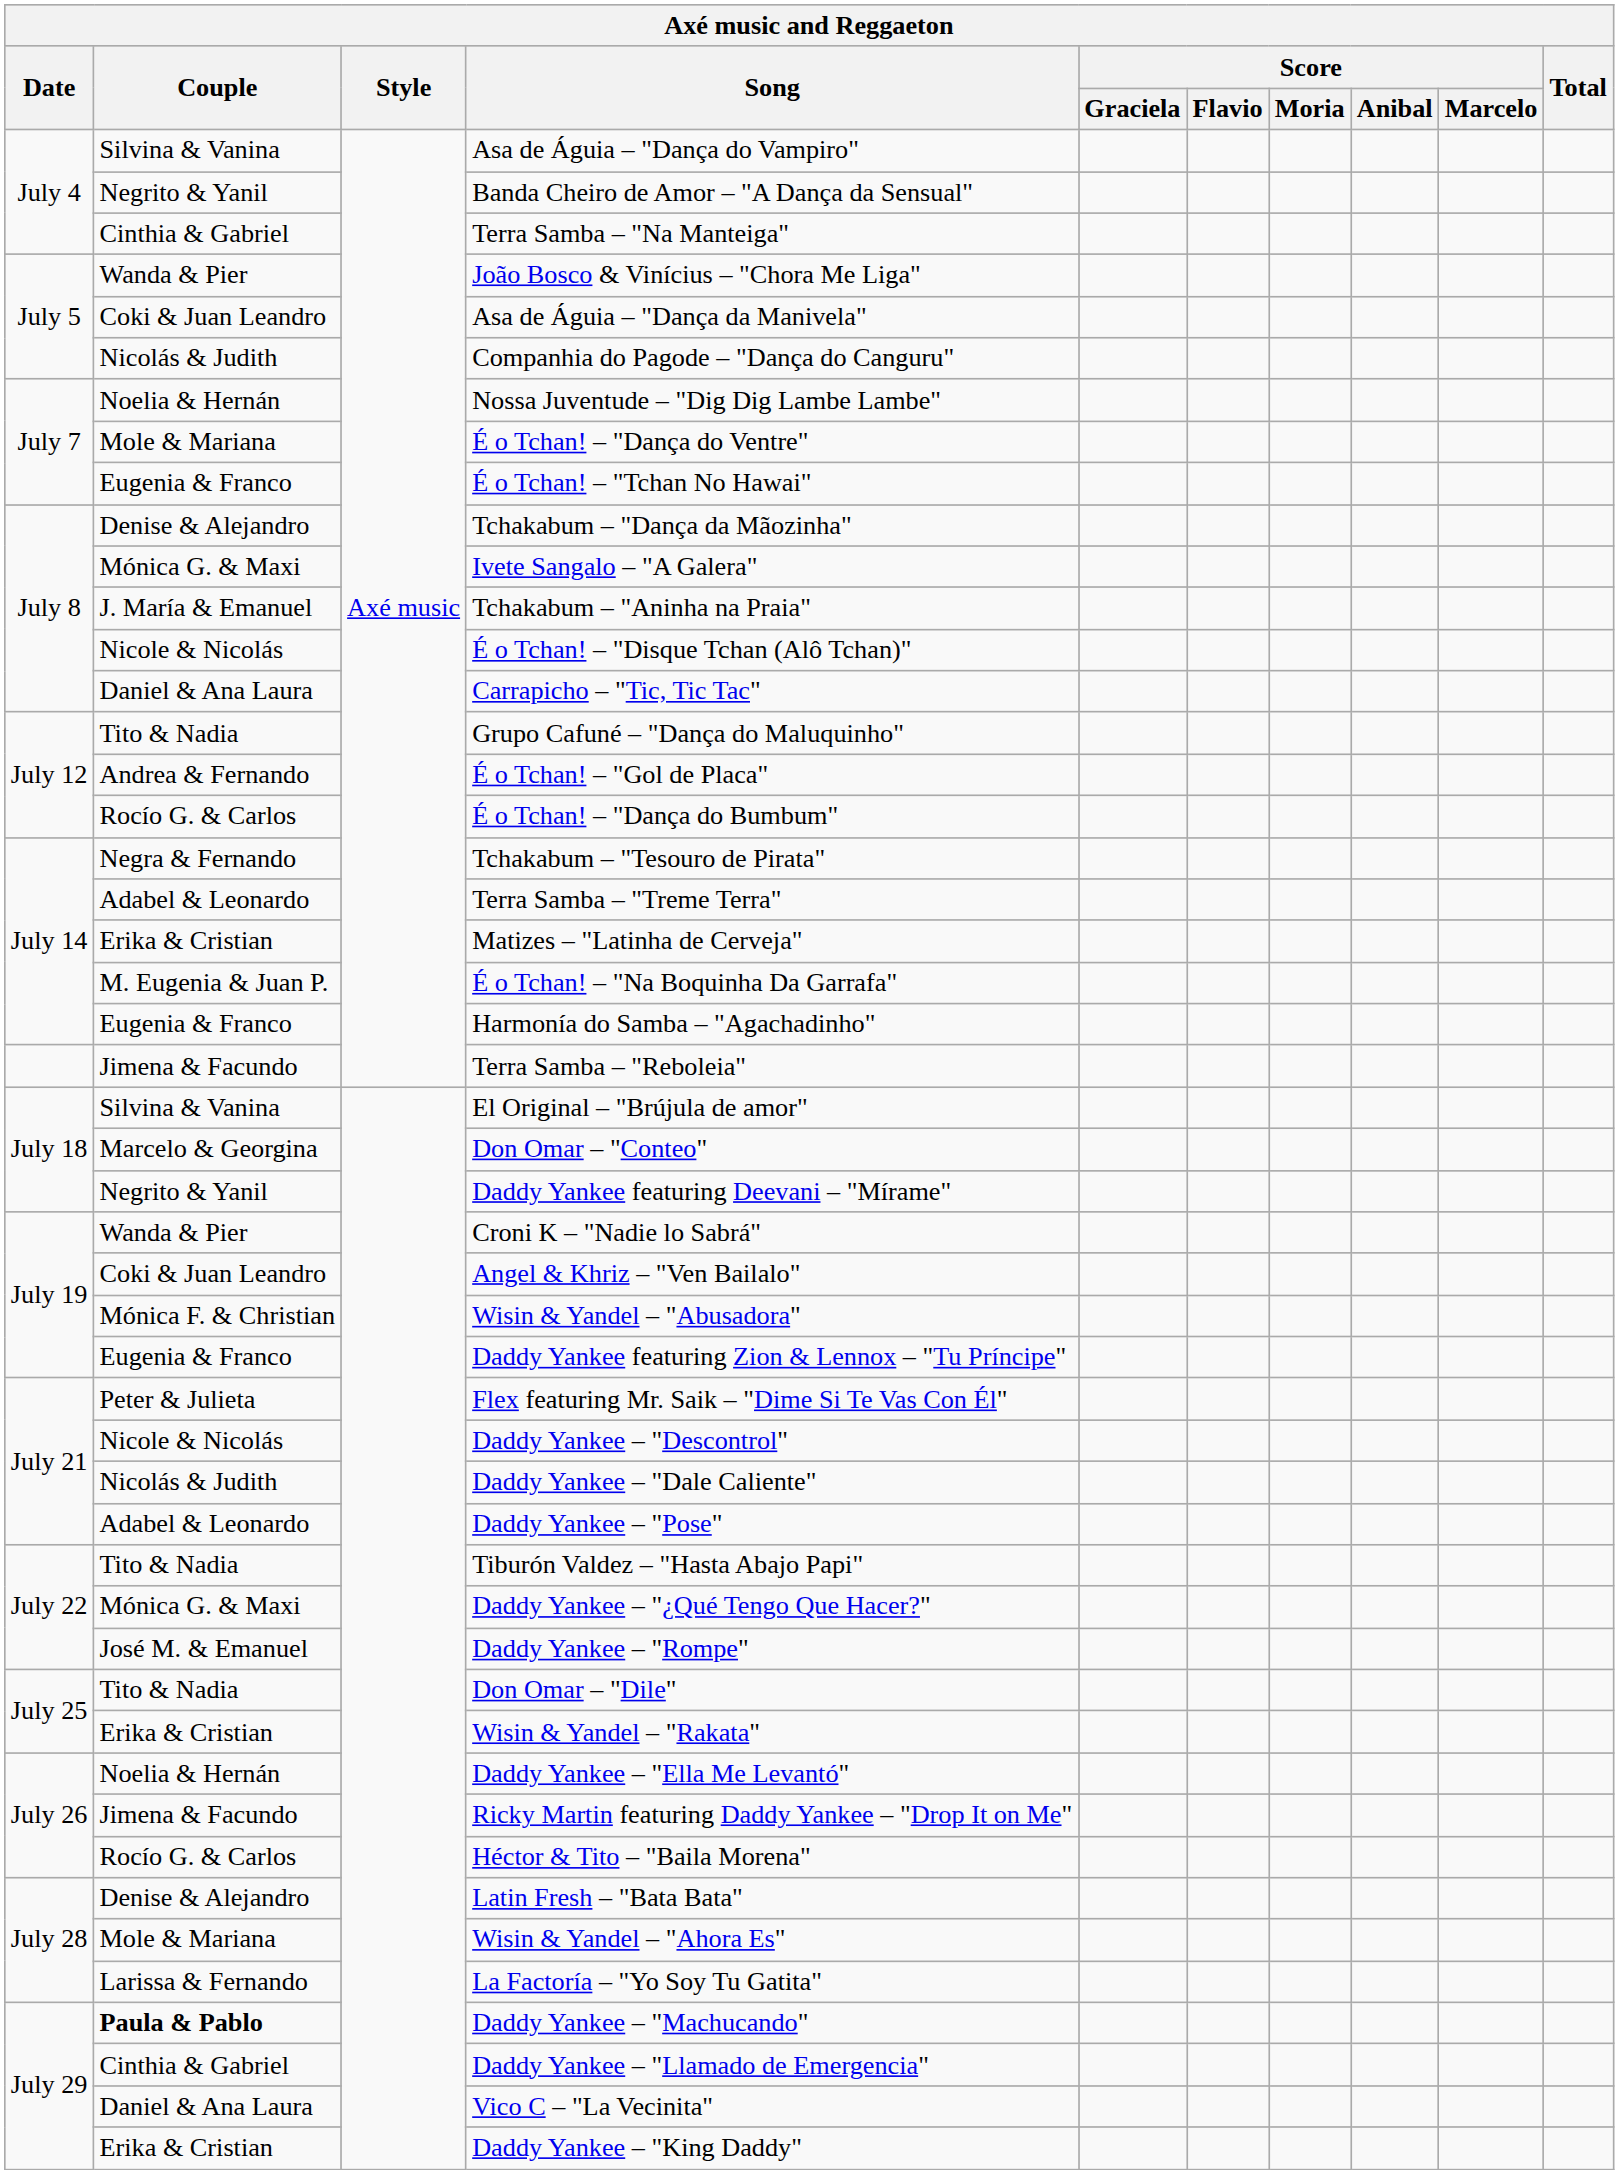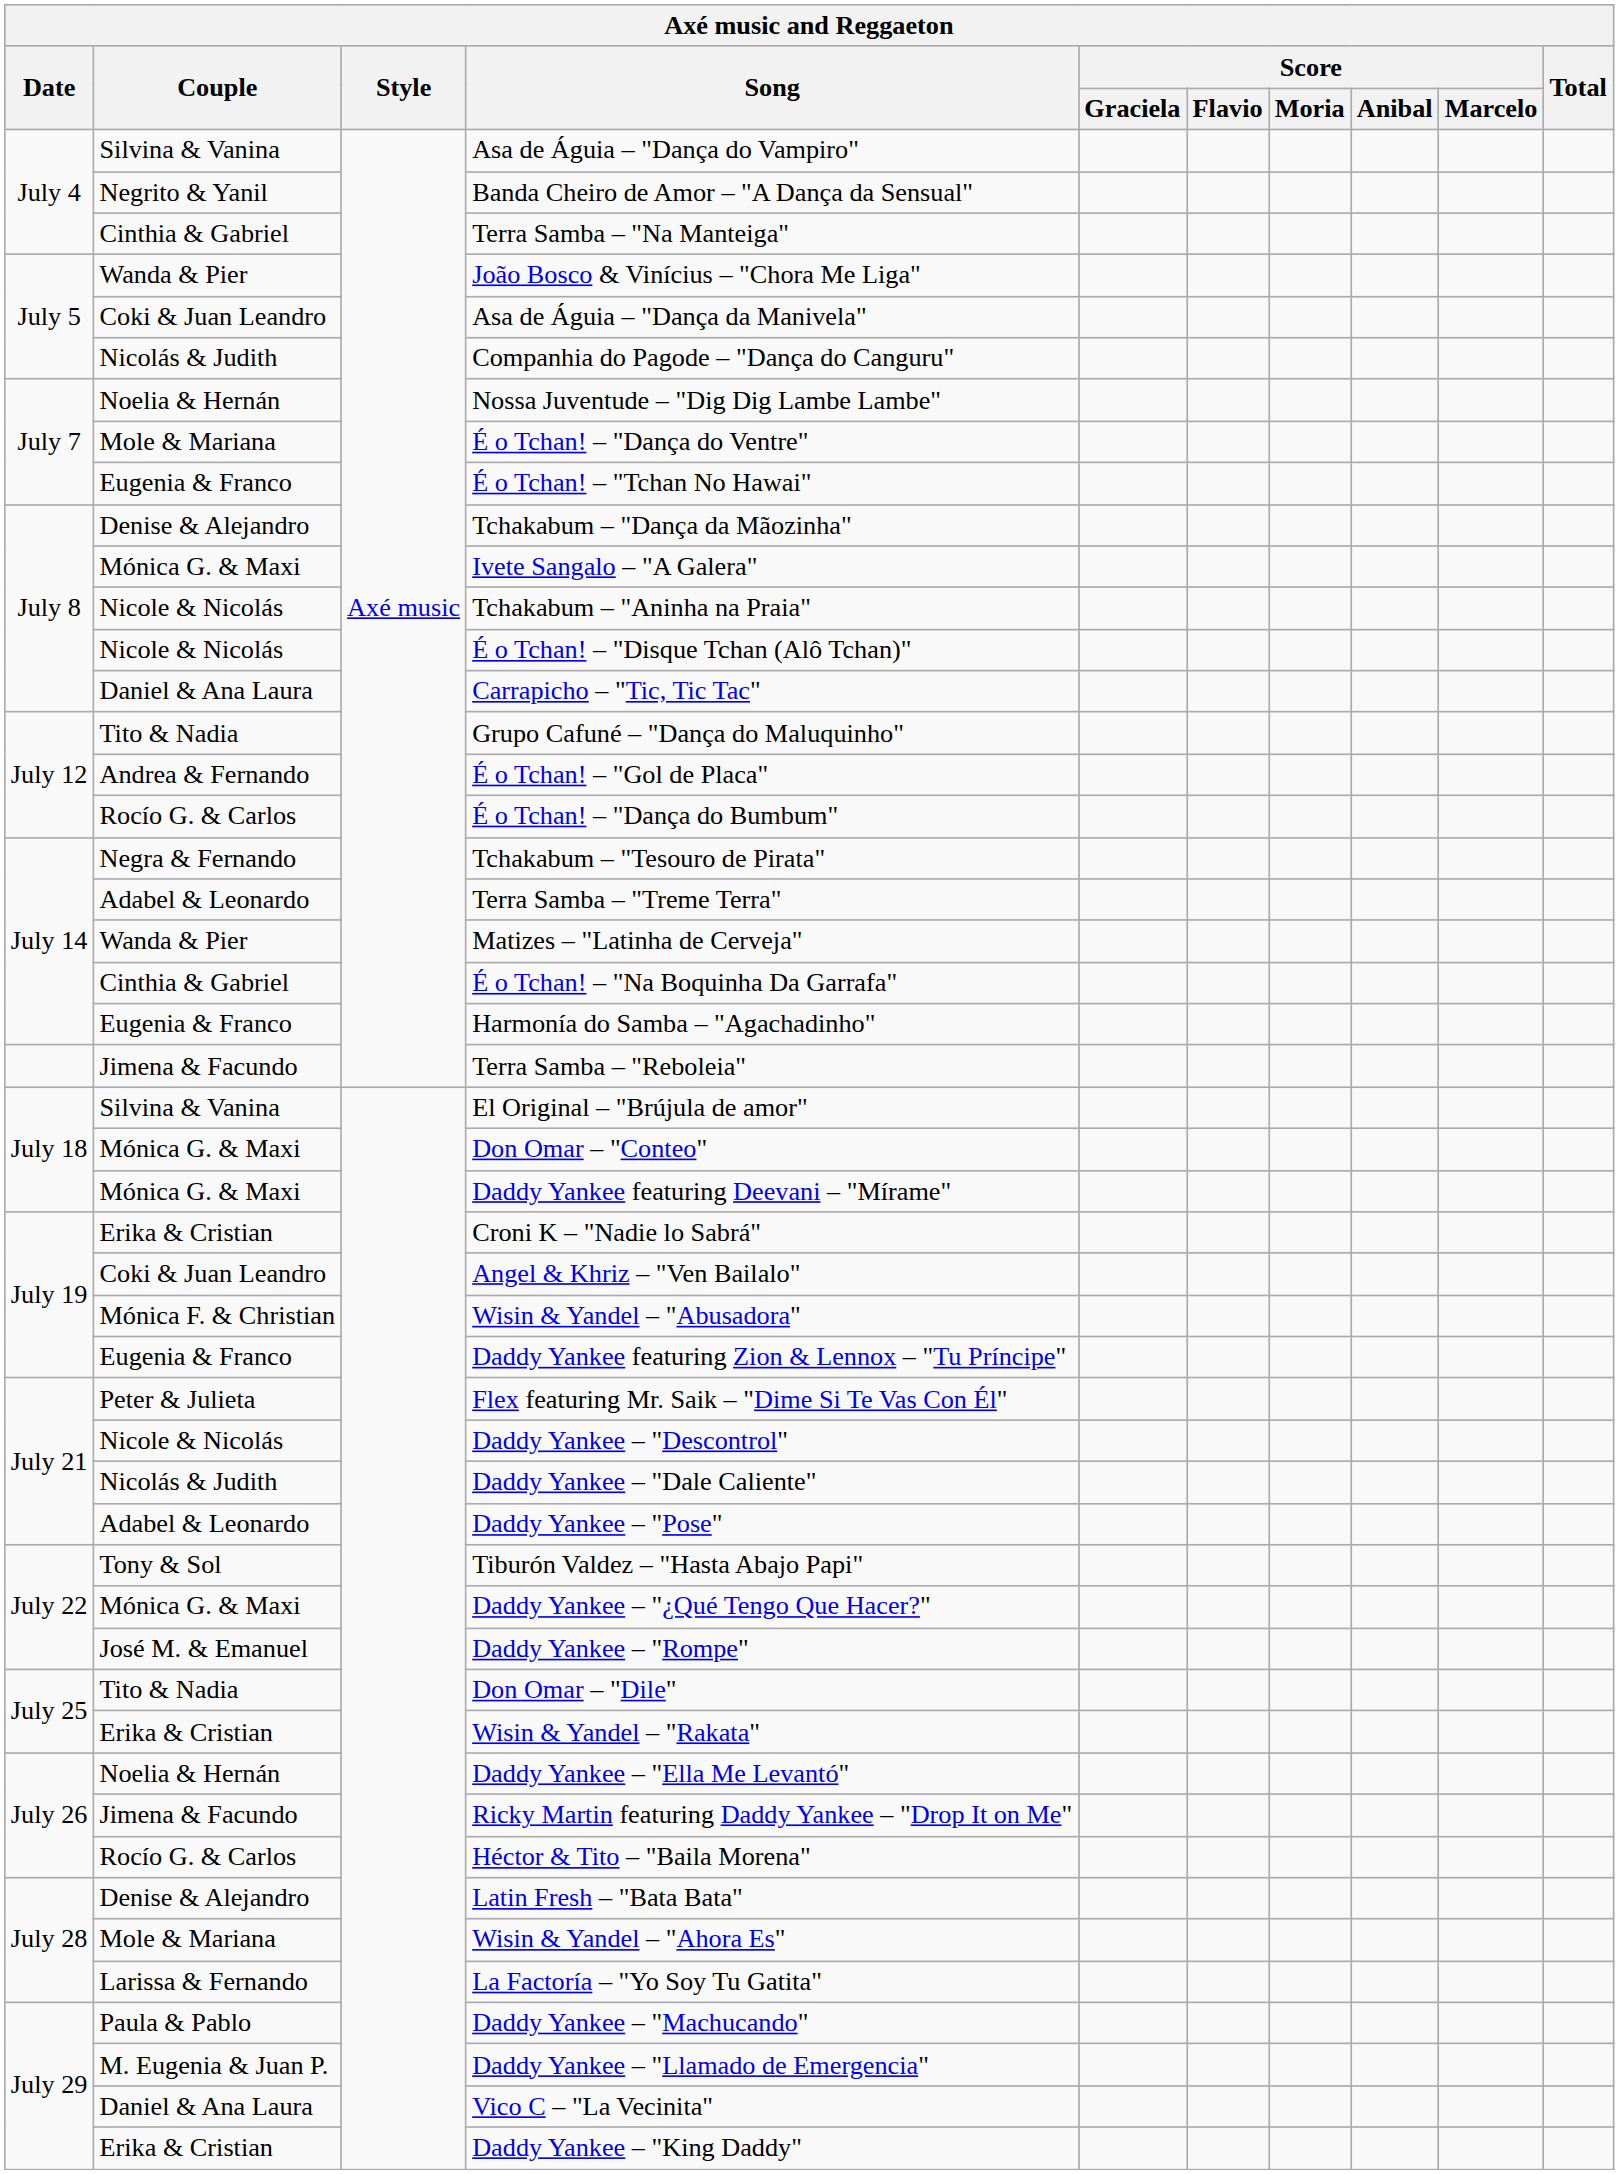(206, 607) J. María & Emanuel -> (191, 607) Nicole & Nicolás
(186, 940) Erika & Cristian -> (174, 940) Wanda & Pier
(214, 982) M. Eugenia & Juan P. -> (194, 982) Cinthia & Gabriel
(209, 1148) Marcelo & Georgina -> (200, 1148) Mónica G. & Maxi
(184, 1190) Negrito & Yanil -> (200, 1190) Mónica G. & Maxi
(174, 1232) Wanda & Pier -> (186, 1232) Erika & Cristian
(169, 1565) Tito & Nadia -> (161, 1565) Tony & Sol
(181, 2022) bold -> (175, 2022) normal
(194, 2064) Cinthia & Gabriel -> (214, 2064) M. Eugenia & Juan P.
